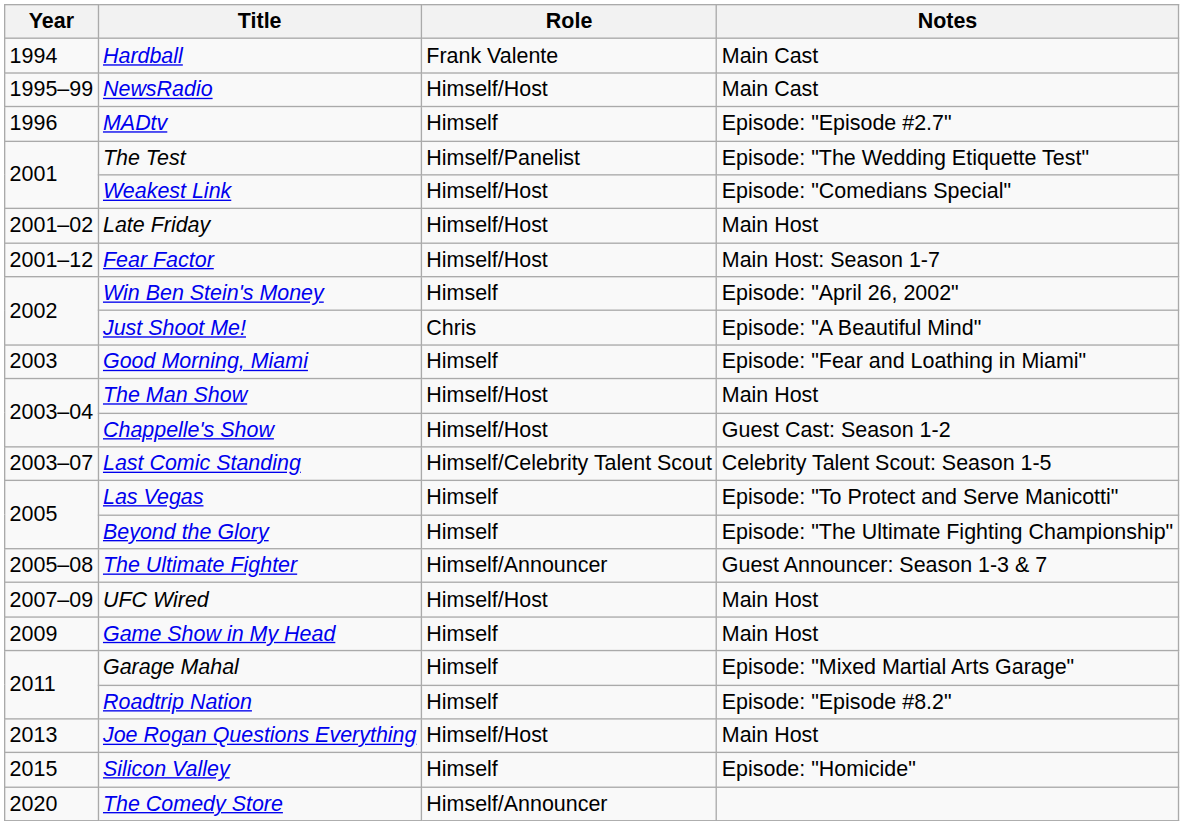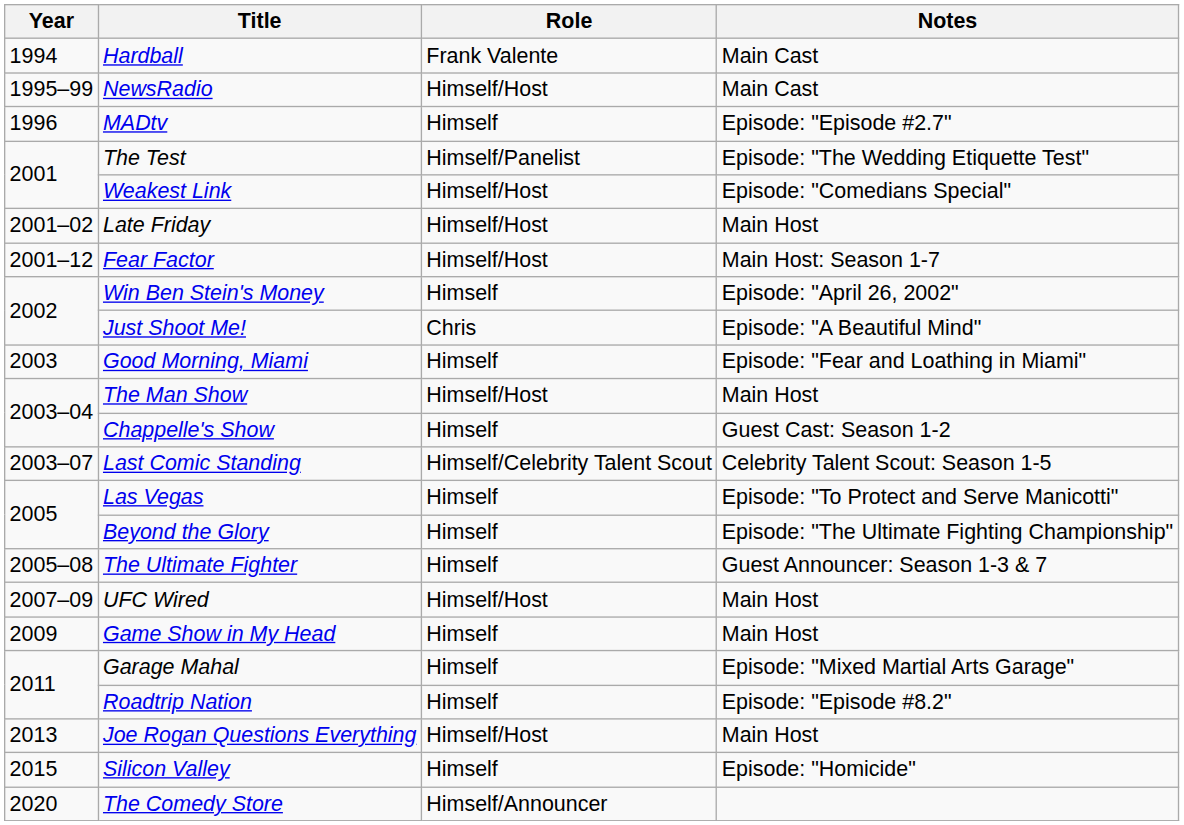(487, 429) Himself/Host -> (462, 429) Himself
(517, 565) Himself/Announcer -> (462, 565) Himself
